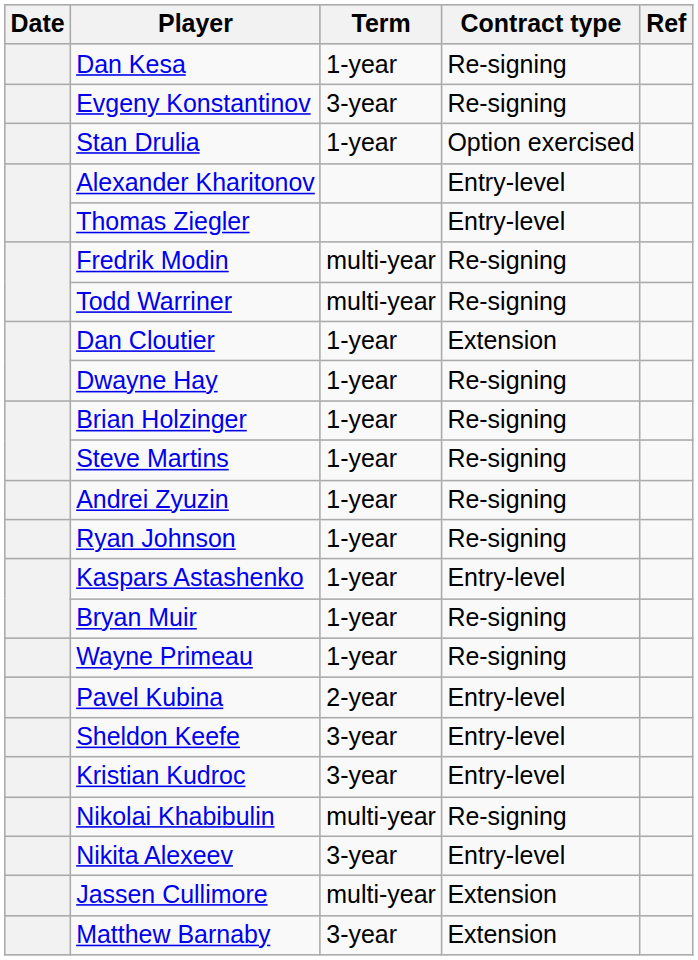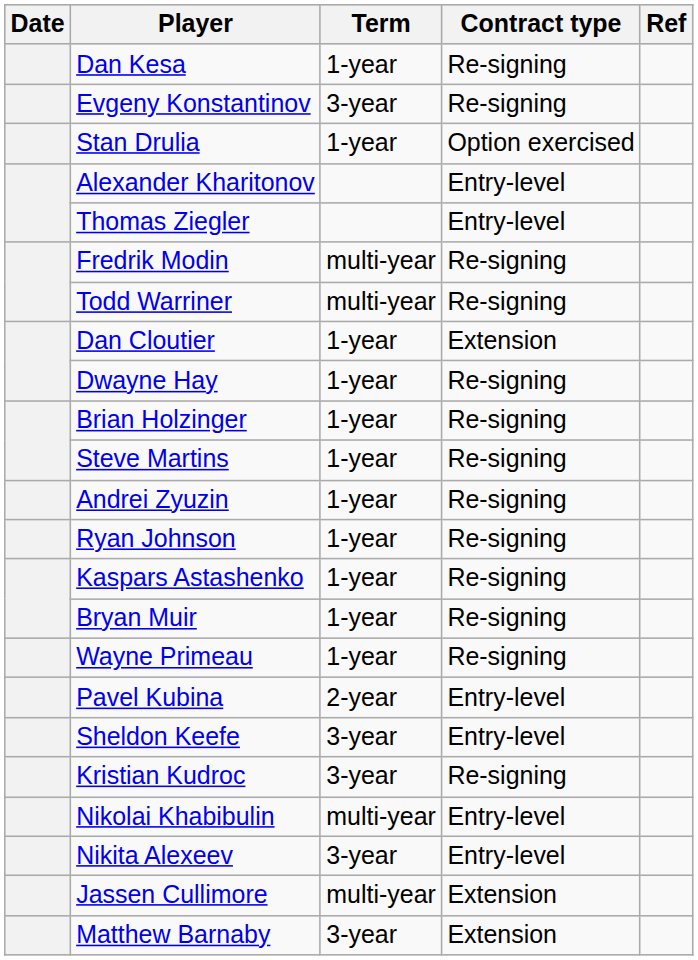(506, 578) Entry-level -> (507, 578) Re-signing
(506, 776) Entry-level -> (507, 776) Re-signing
(507, 815) Re-signing -> (506, 815) Entry-level
